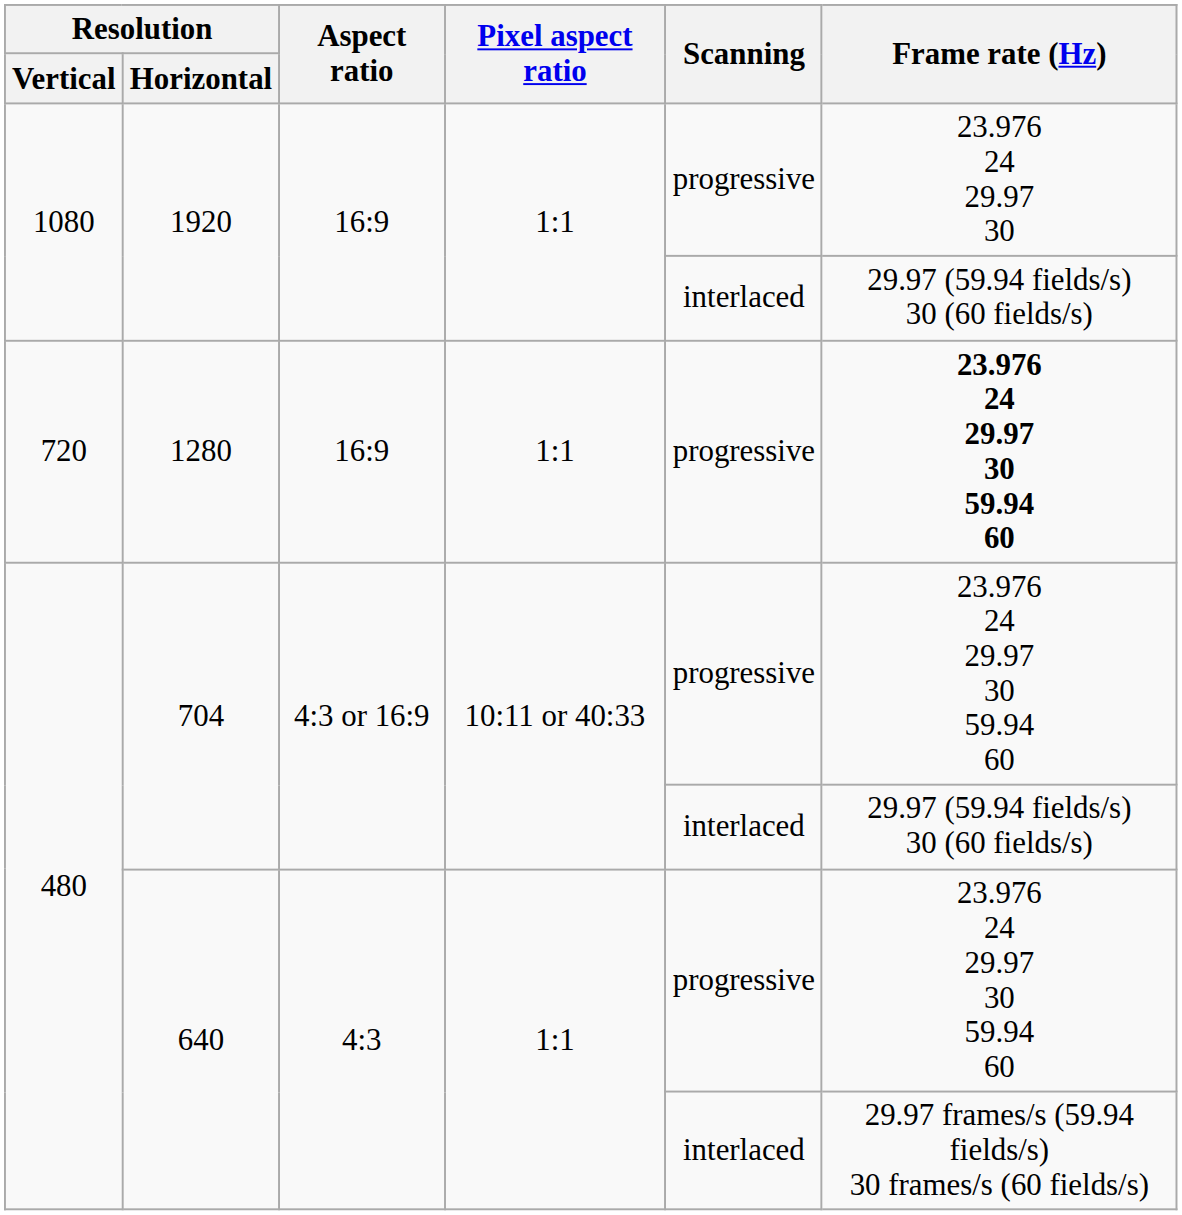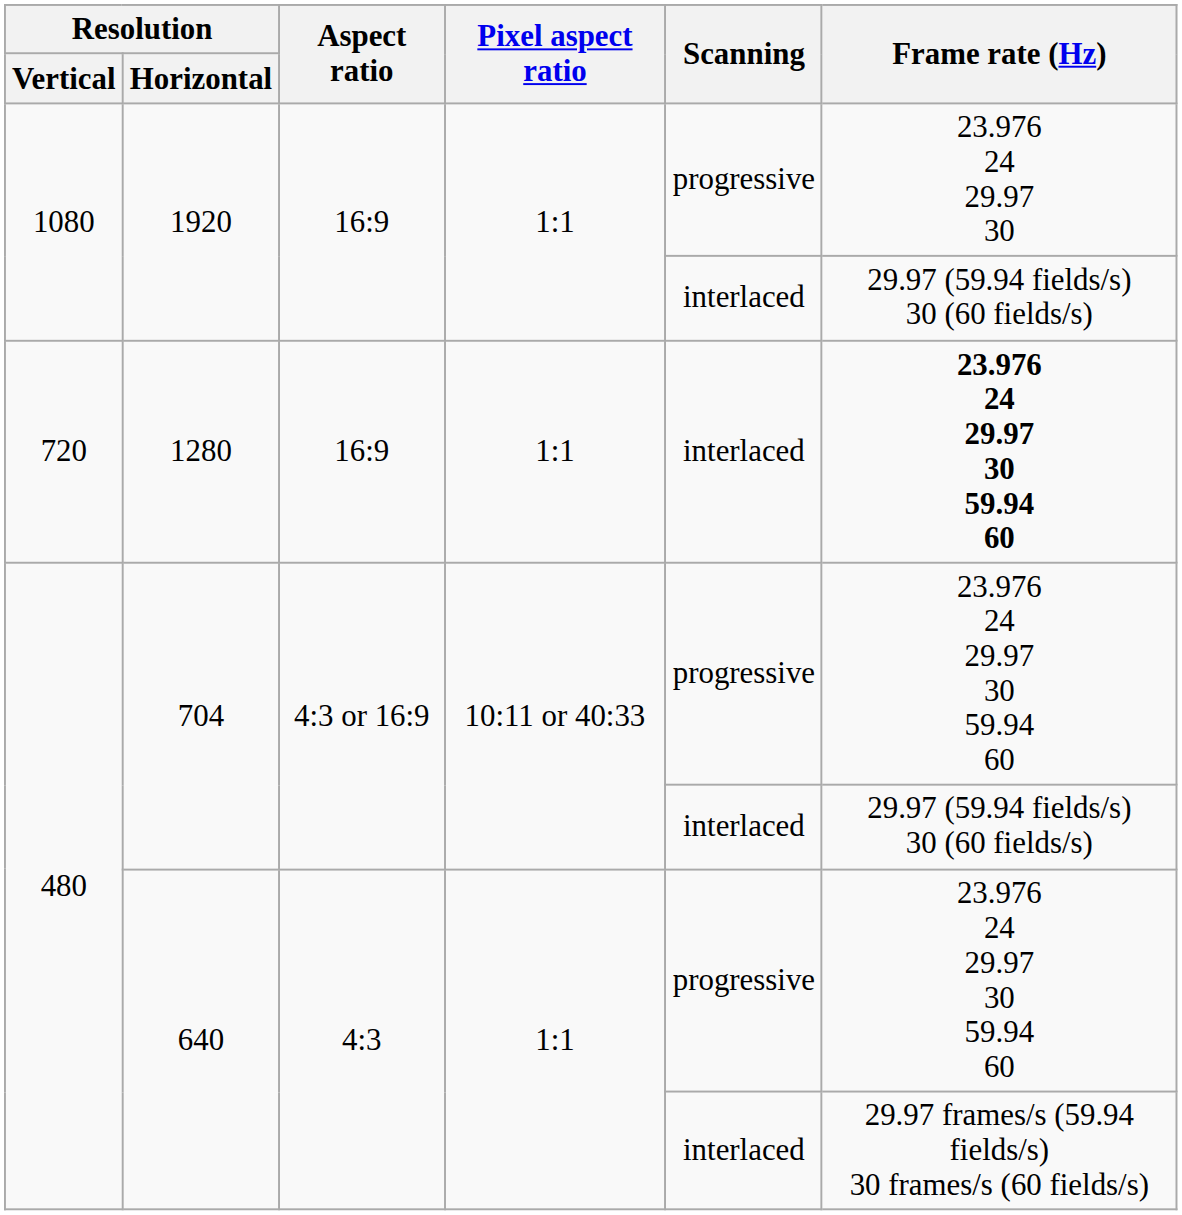(744, 450) progressive -> (744, 450) interlaced
